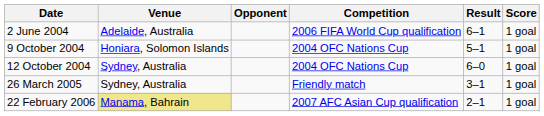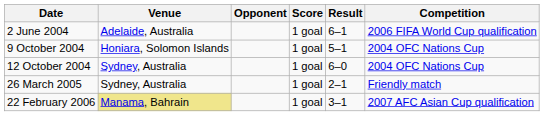columns swapped: (521, 13) <-> (377, 13)
(476, 84) 3–1 -> (338, 84) 2–1
(476, 102) 2–1 -> (338, 102) 3–1
